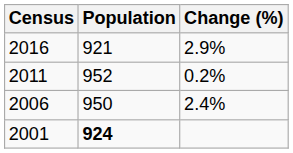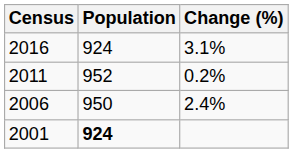(97, 47) 921 -> (97, 47) 924
(205, 47) 2.9% -> (205, 47) 3.1%
